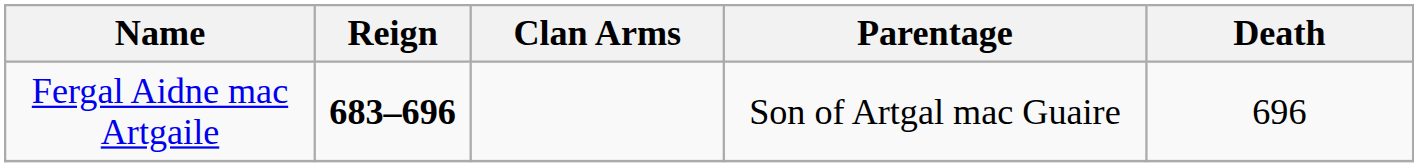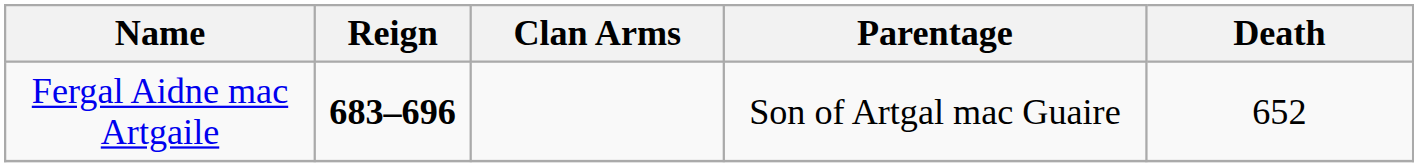(1279, 110) 696 -> (1279, 110) 652
